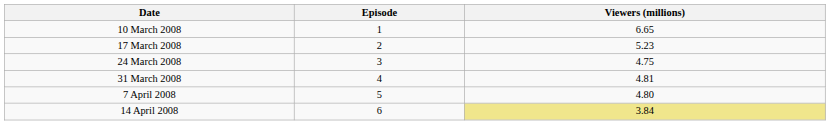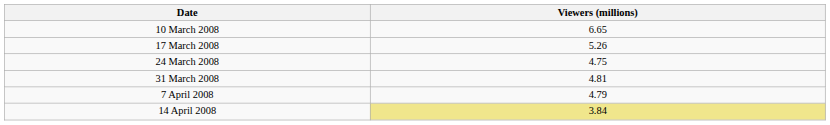- column: (379, 12)
(645, 45) 5.23 -> (598, 45) 5.26
(645, 95) 4.80 -> (598, 95) 4.79
